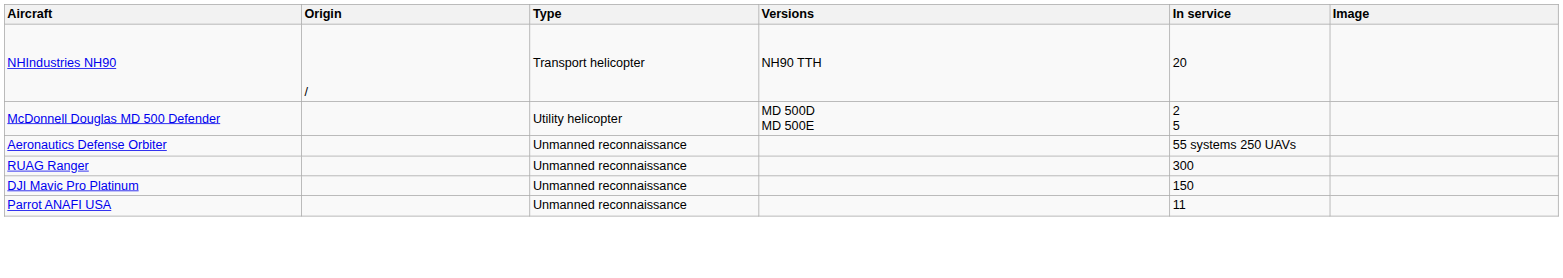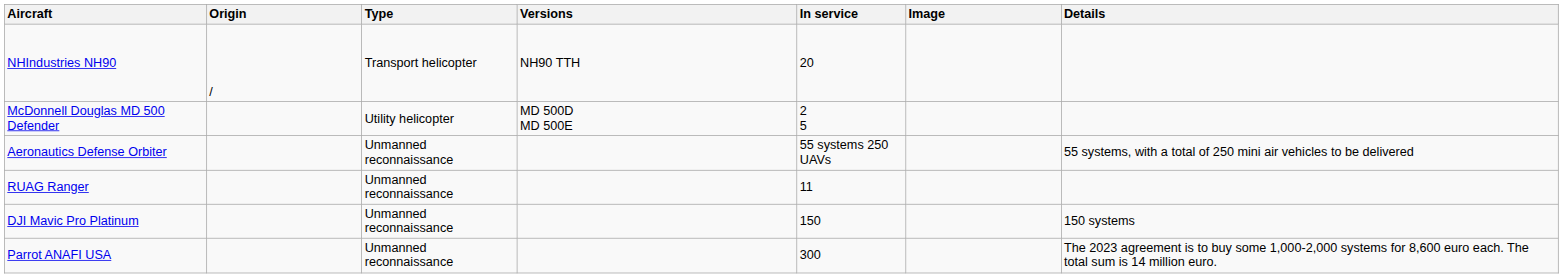+ column: (1085, 14)
(1183, 165) 300 -> (806, 187) 11
(1179, 205) 11 -> (810, 255) 300
